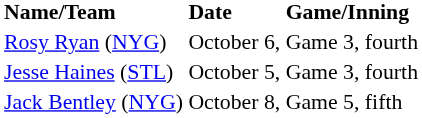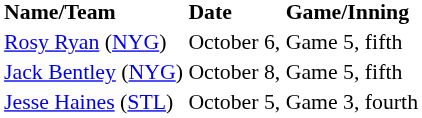(352, 42) Game 3, fourth -> (344, 42) Game 5, fifth
rows swapped: (94, 101) <-> (89, 71)
